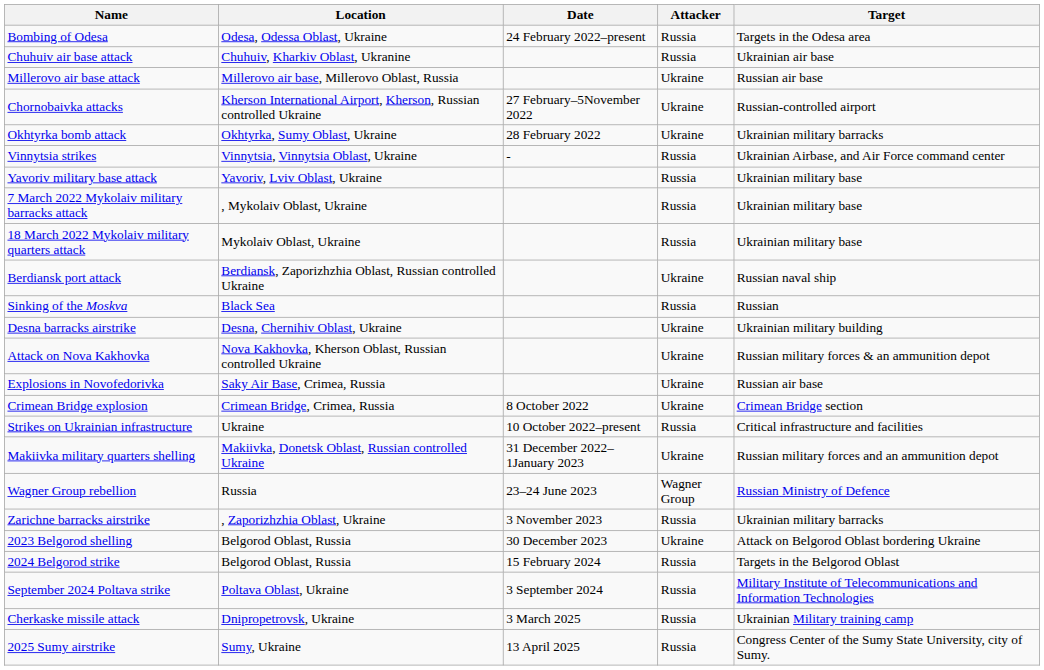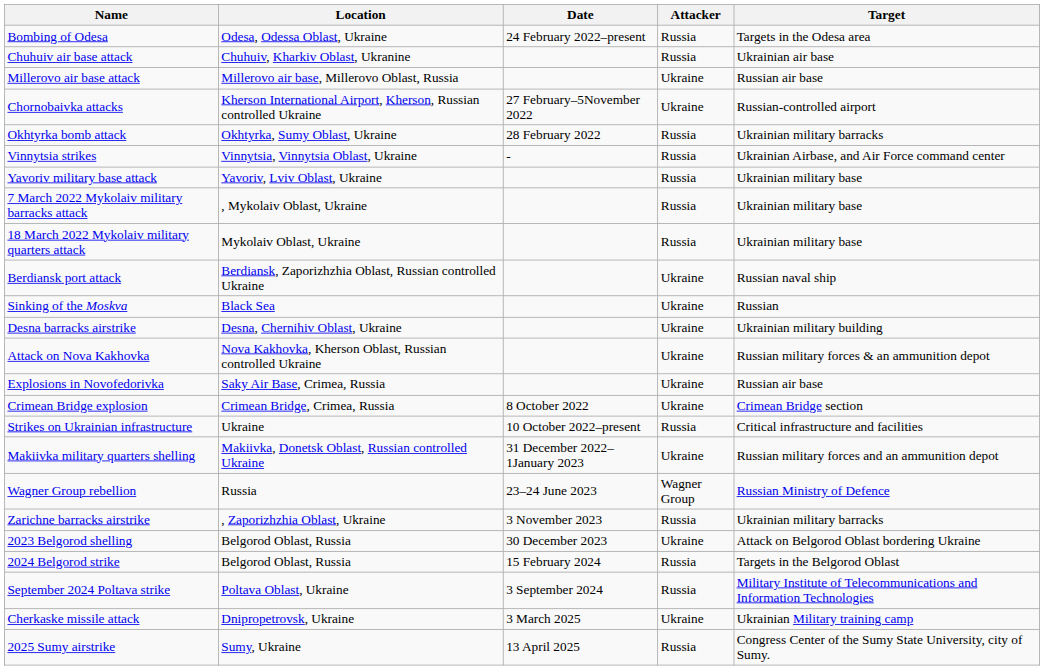(682, 135) Ukraine -> (678, 135) Russia
(678, 306) Russia -> (682, 306) Ukraine
(678, 618) Russia -> (682, 618) Ukraine
